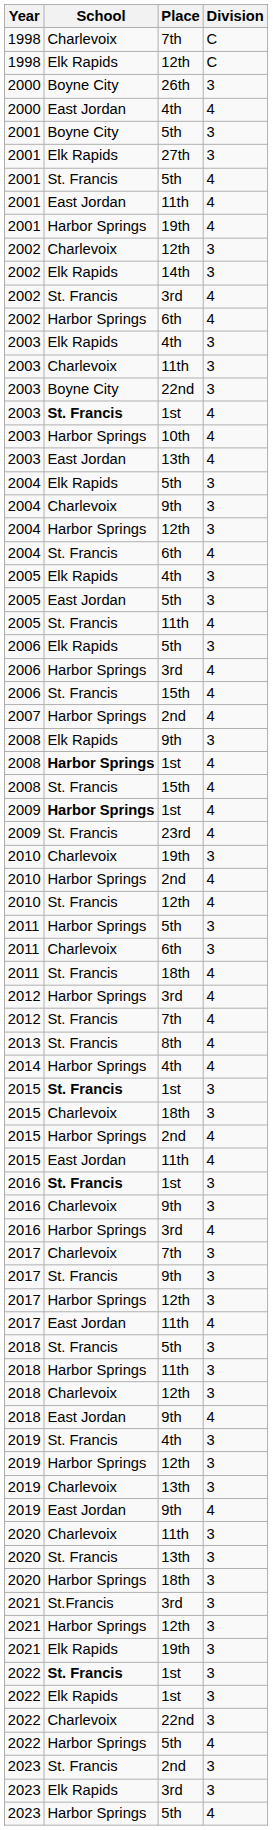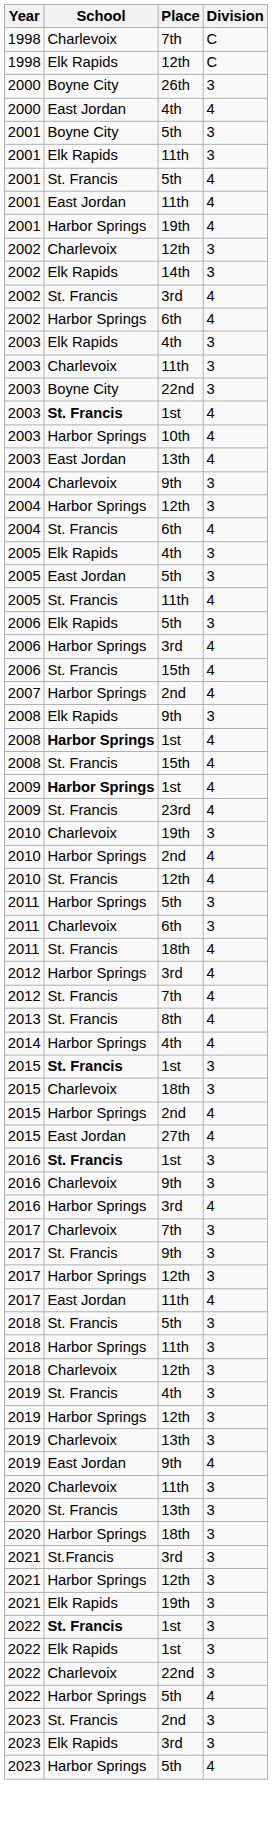(176, 156) 27th -> (175, 156) 11th
- row: (24, 483)
(175, 1160) 11th -> (176, 1136) 27th
- row: (24, 1416)
